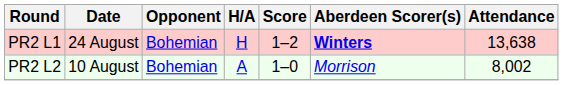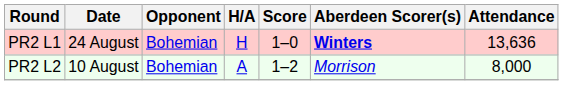(285, 42) 1–2 -> (285, 42) 1–0
(511, 42) 13,638 -> (511, 42) 13,636
(285, 67) 1–0 -> (285, 67) 1–2
(511, 67) 8,002 -> (511, 67) 8,000
